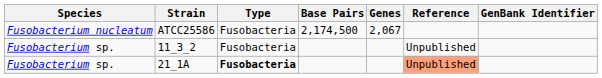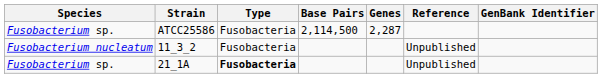(80, 30) Fusobacterium nucleatum -> (61, 30) Fusobacterium sp.
(329, 30) 2,174,500 -> (329, 30) 2,114,500
(385, 30) 2,067 -> (385, 30) 2,287
(61, 47) Fusobacterium sp. -> (80, 47) Fusobacterium nucleatum
(441, 64) lightsalmon background -> (441, 64) no background
